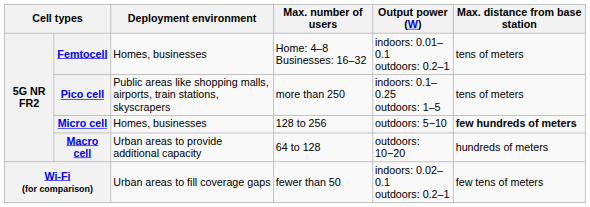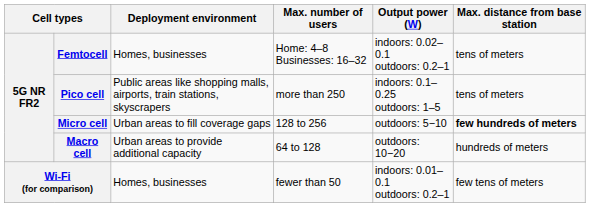(412, 54) indoors: 0.01–0.1 outdoors: 0.2–1 -> (412, 54) indoors: 0.02–0.1 outdoors: 0.2–1
(160, 124) Homes, businesses -> (192, 124) Urban areas to fill coverage gaps
(192, 182) Urban areas to fill coverage gaps -> (160, 182) Homes, businesses
(412, 182) indoors: 0.02–0.1 outdoors: 0.2–1 -> (412, 182) indoors: 0.01–0.1 outdoors: 0.2–1
